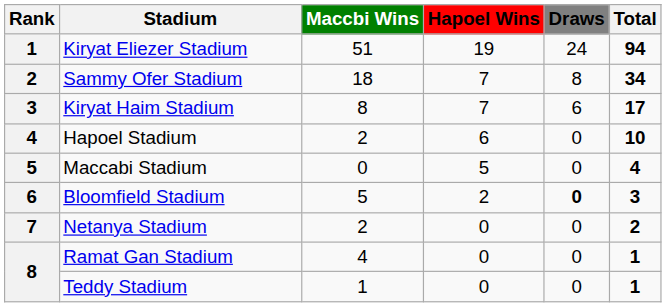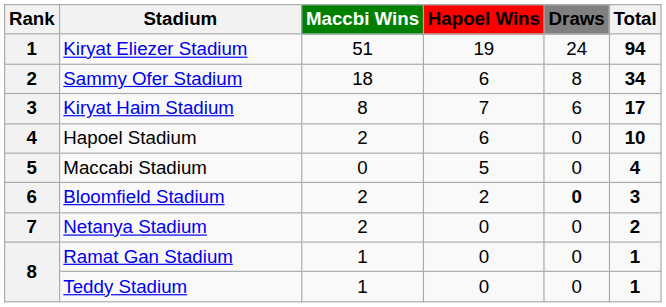(484, 78) 7 -> (484, 78) 6
(363, 197) 5 -> (363, 197) 2
(363, 256) 4 -> (363, 256) 1
